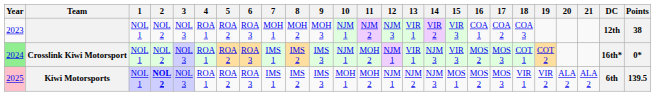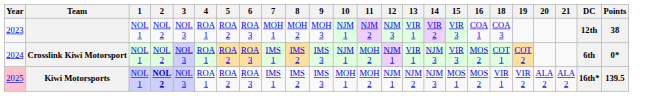- column: (502, 11)
(15, 54) lightgreen background -> (15, 54) no background
(612, 54) 16th* -> (589, 54) 6th
(612, 78) 6th -> (589, 78) 16th*
